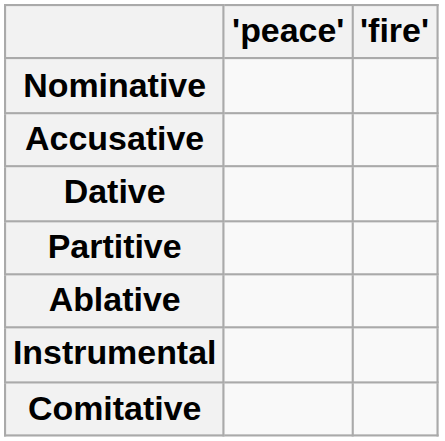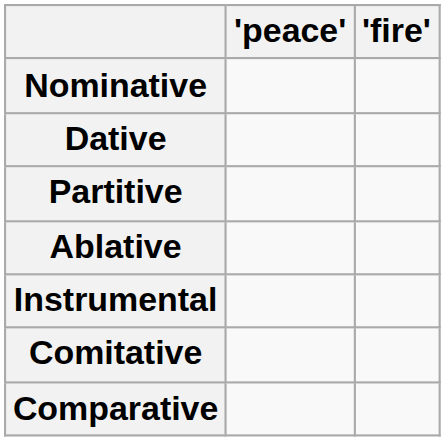- row: (115, 138)
+ row: (116, 407)
